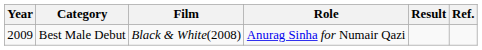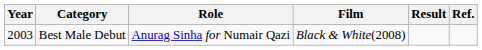columns swapped: (326, 14) <-> (186, 14)
(20, 34) 2009 -> (20, 34) 2003
